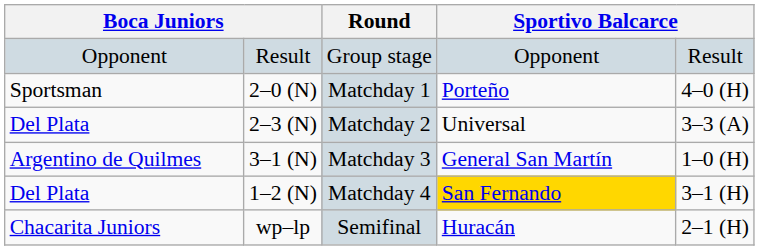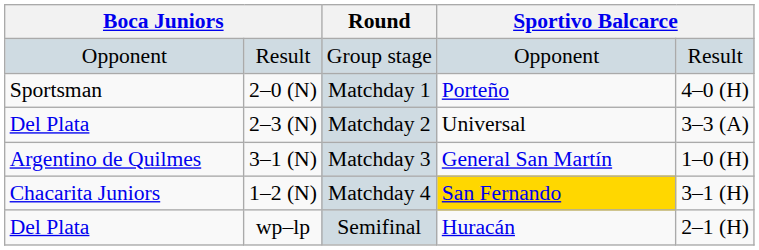(50, 192) Del Plata -> (85, 192) Chacarita Juniors
(85, 227) Chacarita Juniors -> (50, 227) Del Plata
